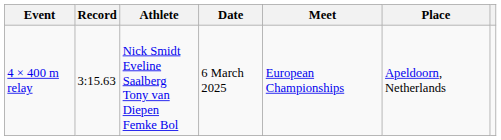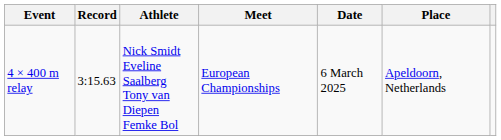columns swapped: (231, 15) <-> (322, 15)
